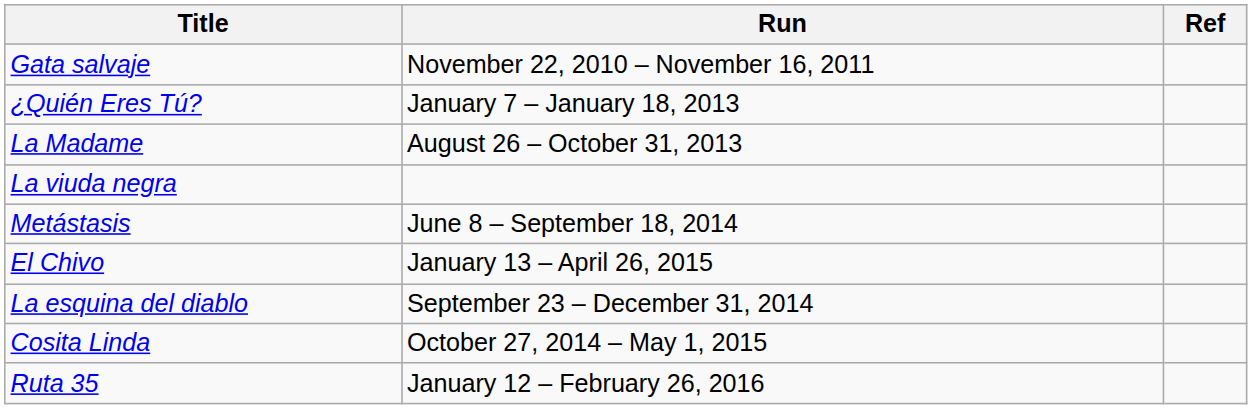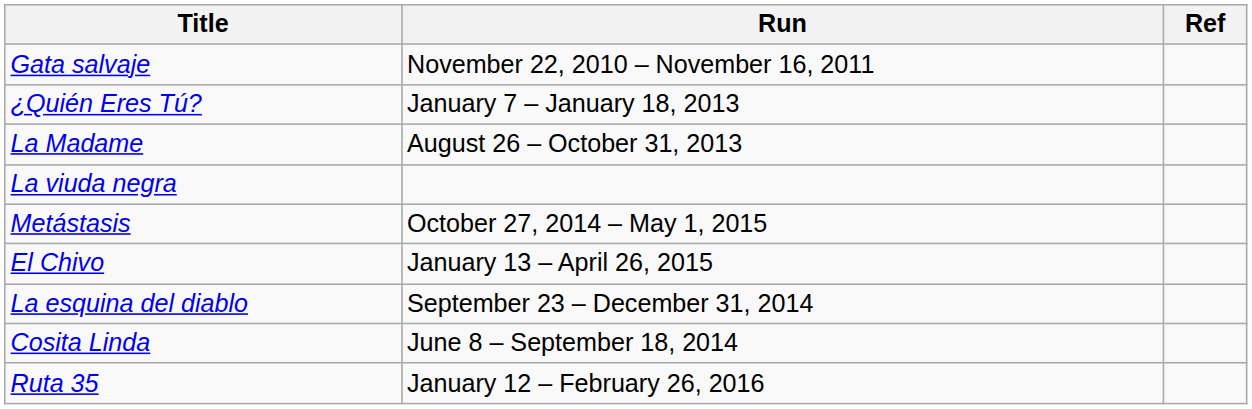(573, 223) June 8 – September 18, 2014 -> (587, 223) October 27, 2014 – May 1, 2015
(587, 343) October 27, 2014 – May 1, 2015 -> (573, 343) June 8 – September 18, 2014
